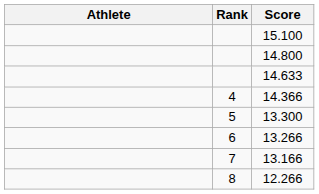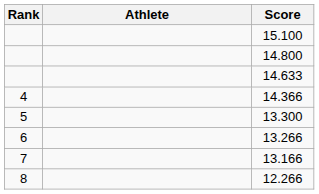columns swapped: (232, 14) <-> (109, 14)
